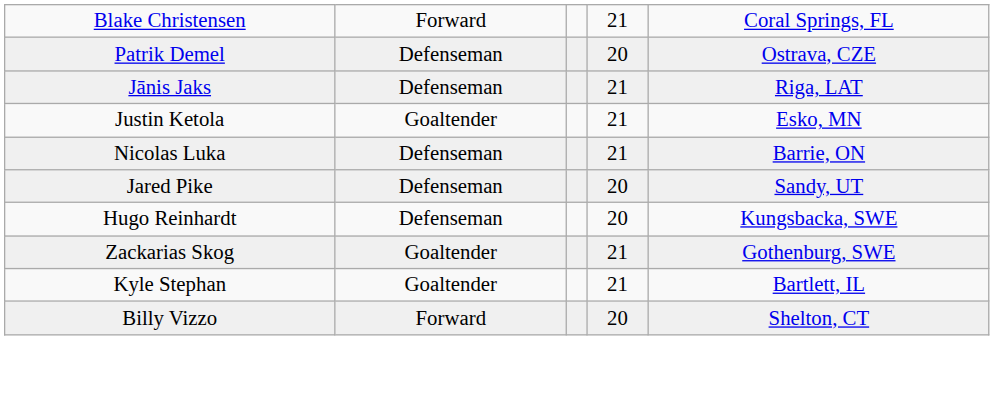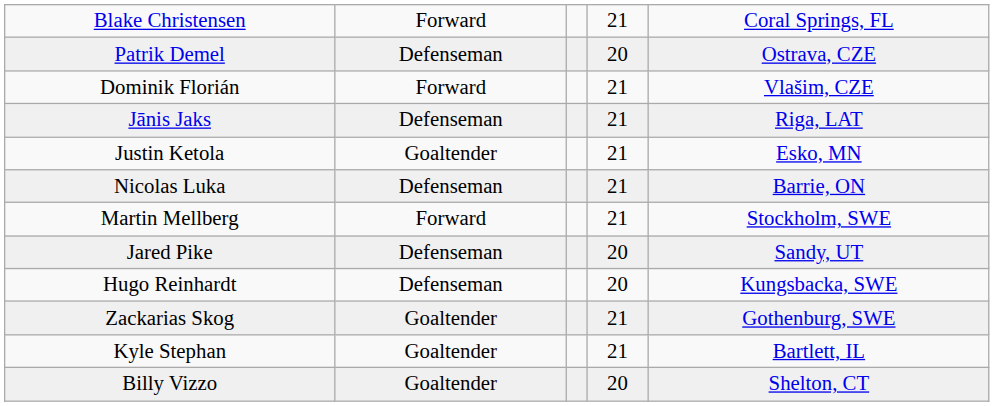+ row: (170, 86)
+ row: (170, 218)
(451, 317) Forward -> (451, 383) Goaltender
